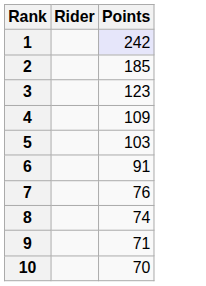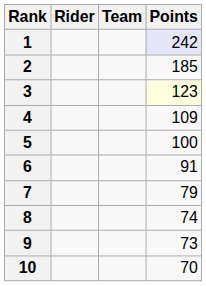+ column: (122, 17)
(137, 92) no background -> (185, 92) lightyellow background
(137, 142) 103 -> (185, 142) 100
(142, 192) 76 -> (189, 192) 79
(142, 243) 71 -> (189, 243) 73
